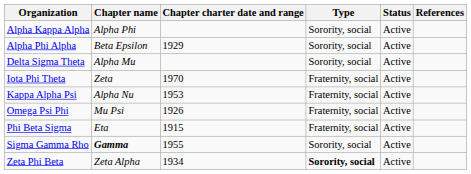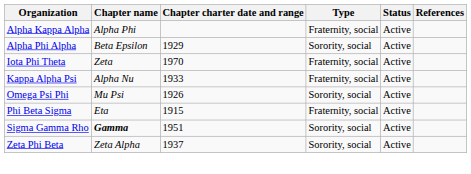(340, 29) Sorority, social -> (343, 29) Fraternity, social
- row: (46, 62)
(173, 95) 1953 -> (173, 78) 1933
(343, 111) Fraternity, social -> (340, 95) Sorority, social
(173, 144) 1955 -> (173, 128) 1951
(173, 161) 1934 -> (173, 144) 1937
(342, 161) bold -> (340, 144) normal
